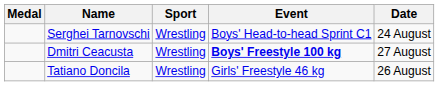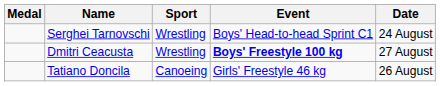(181, 72) Wrestling -> (181, 72) Canoeing
